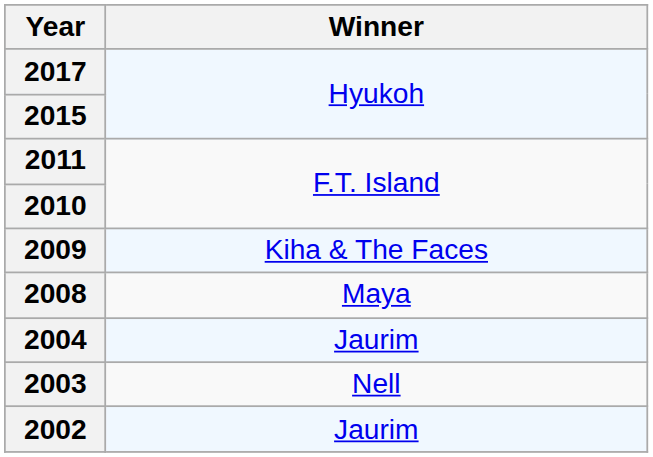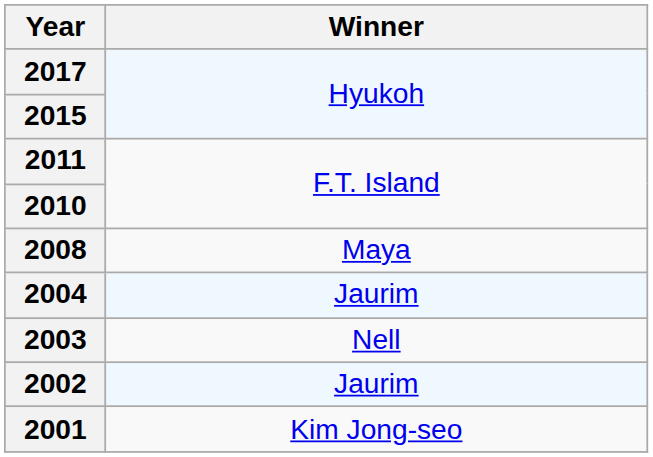- row: (55, 250)
+ row: (55, 428)
